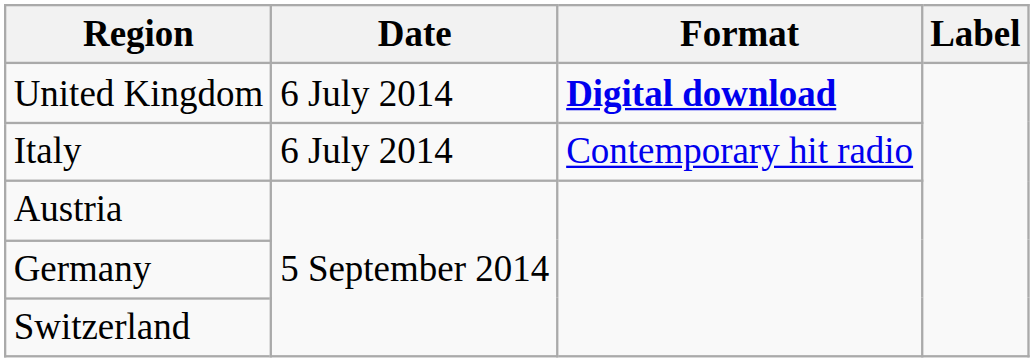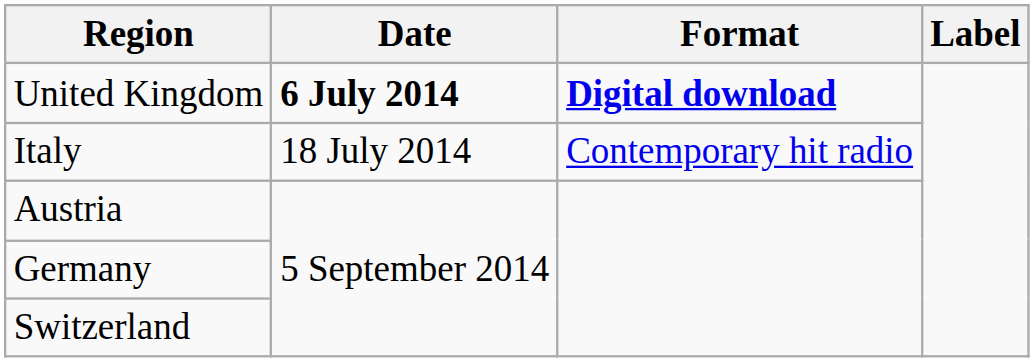(366, 92) normal -> (370, 92) bold
(366, 151) 6 July 2014 -> (376, 151) 18 July 2014
